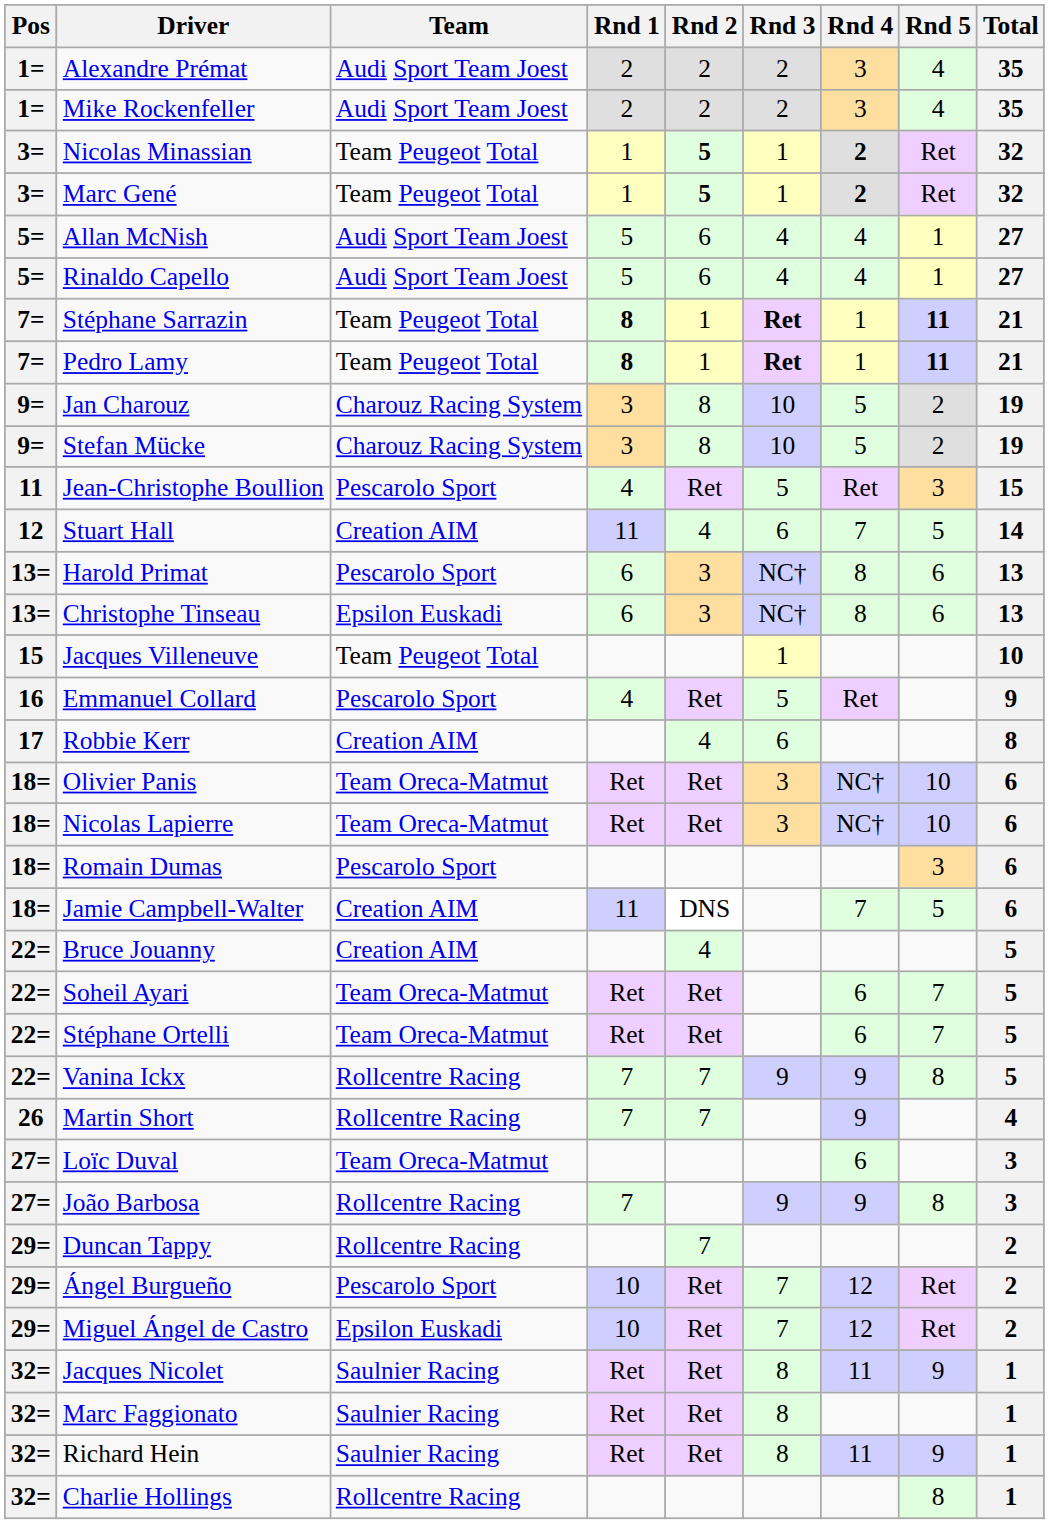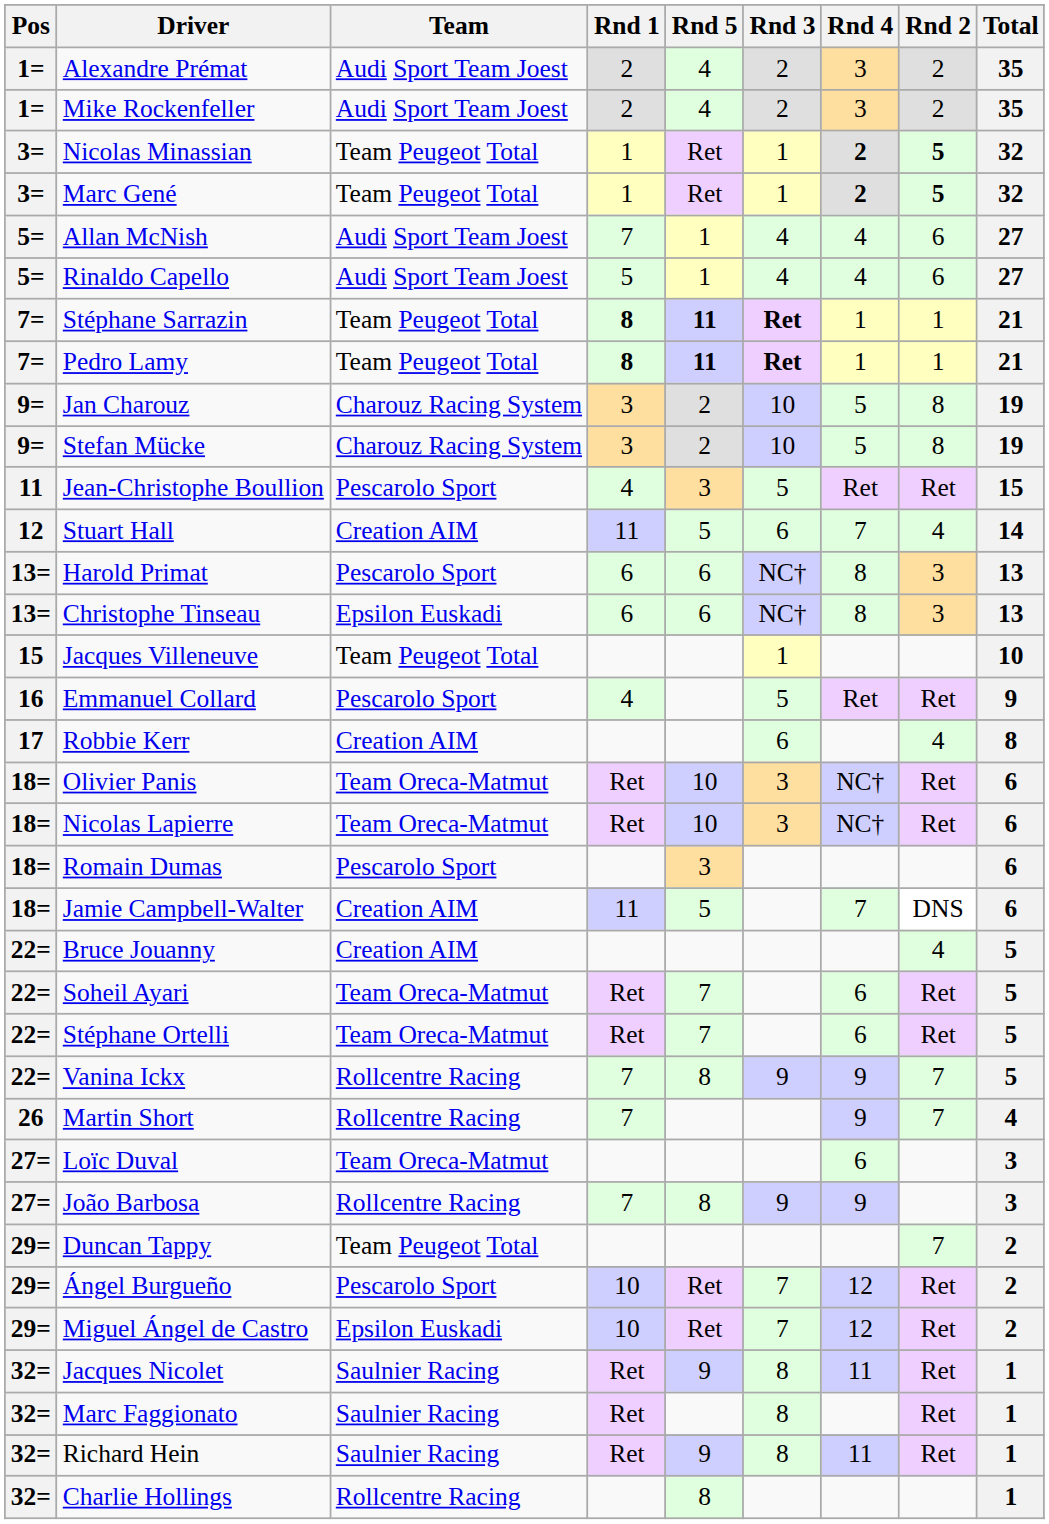columns swapped: (705, 25) <-> (938, 25)
(627, 236) 5 -> (627, 236) 7
(428, 1244) Rollcentre Racing -> (437, 1244) Team Peugeot Total
